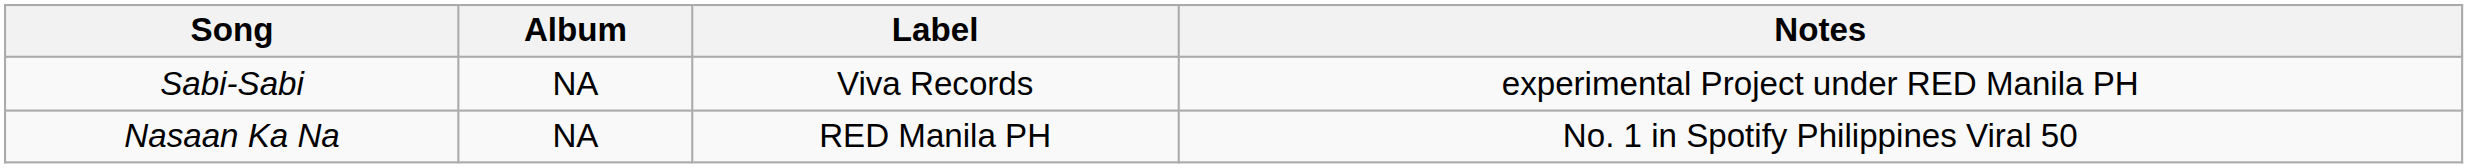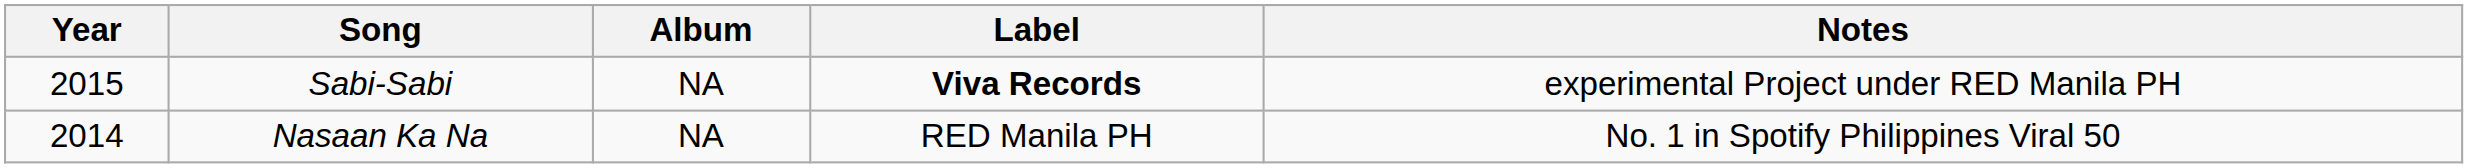+ column: (87, 30)
(935, 83) normal -> (1037, 83) bold
